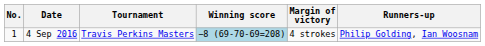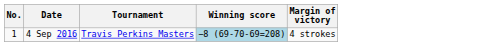- column: (409, 16)
